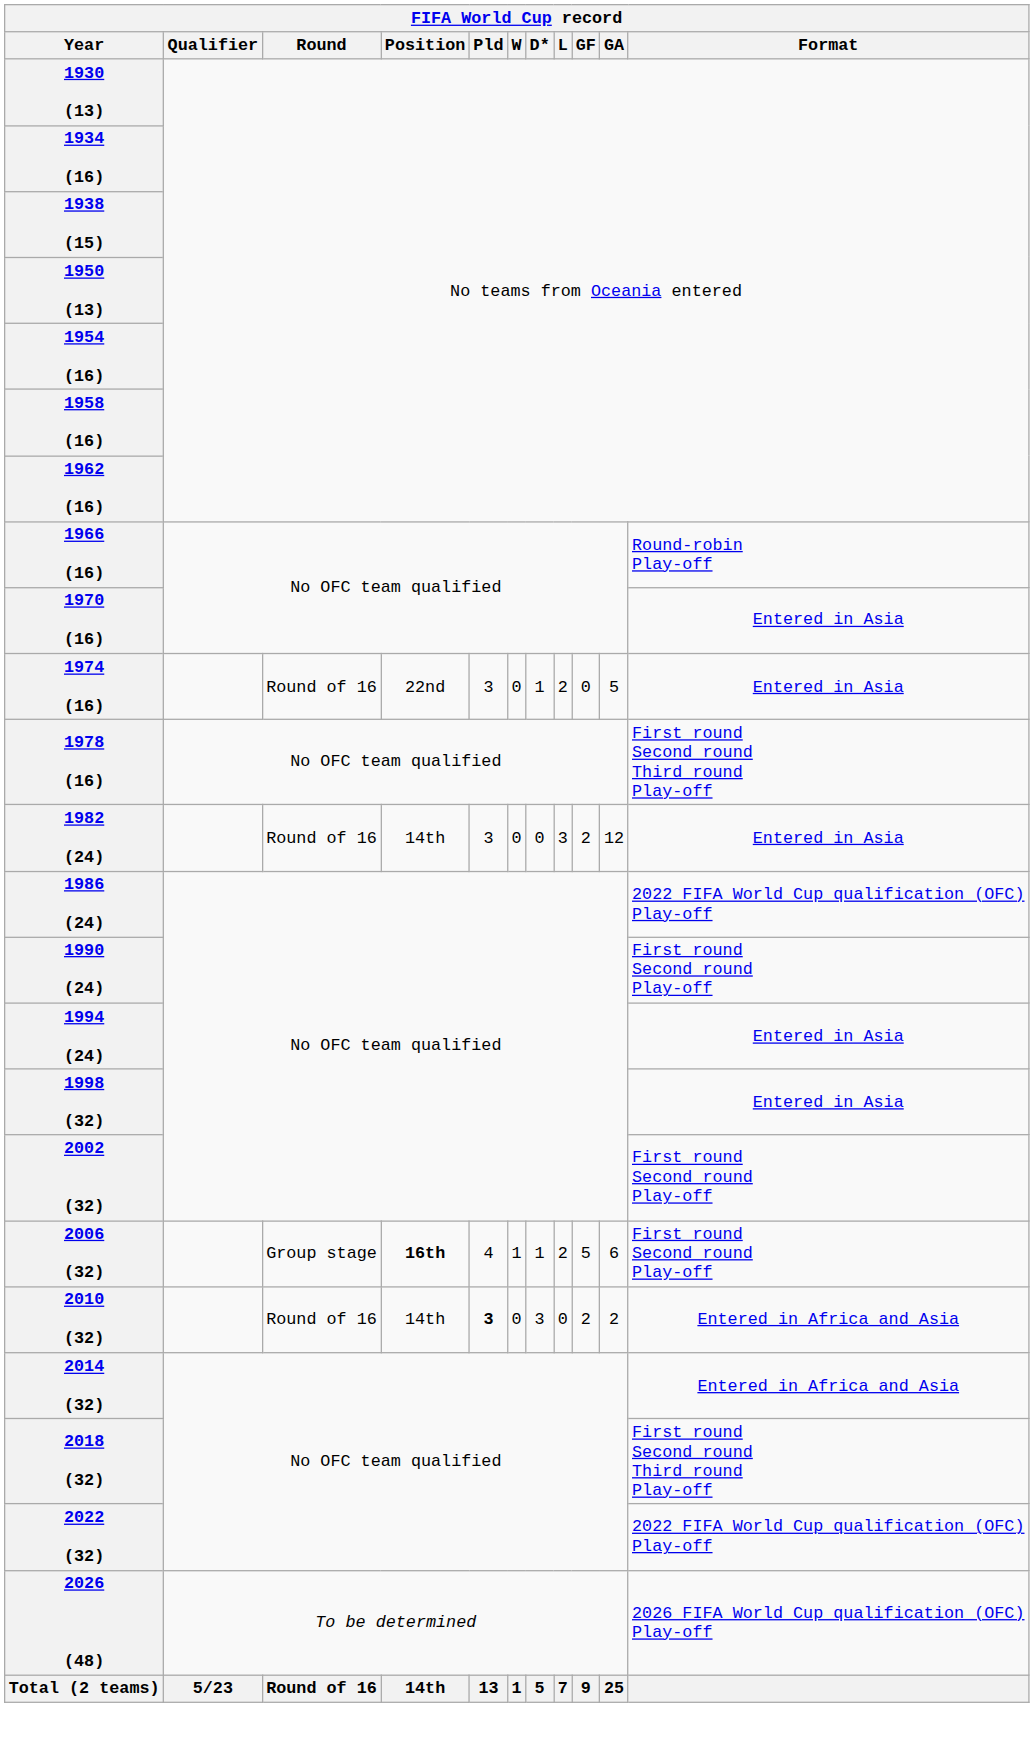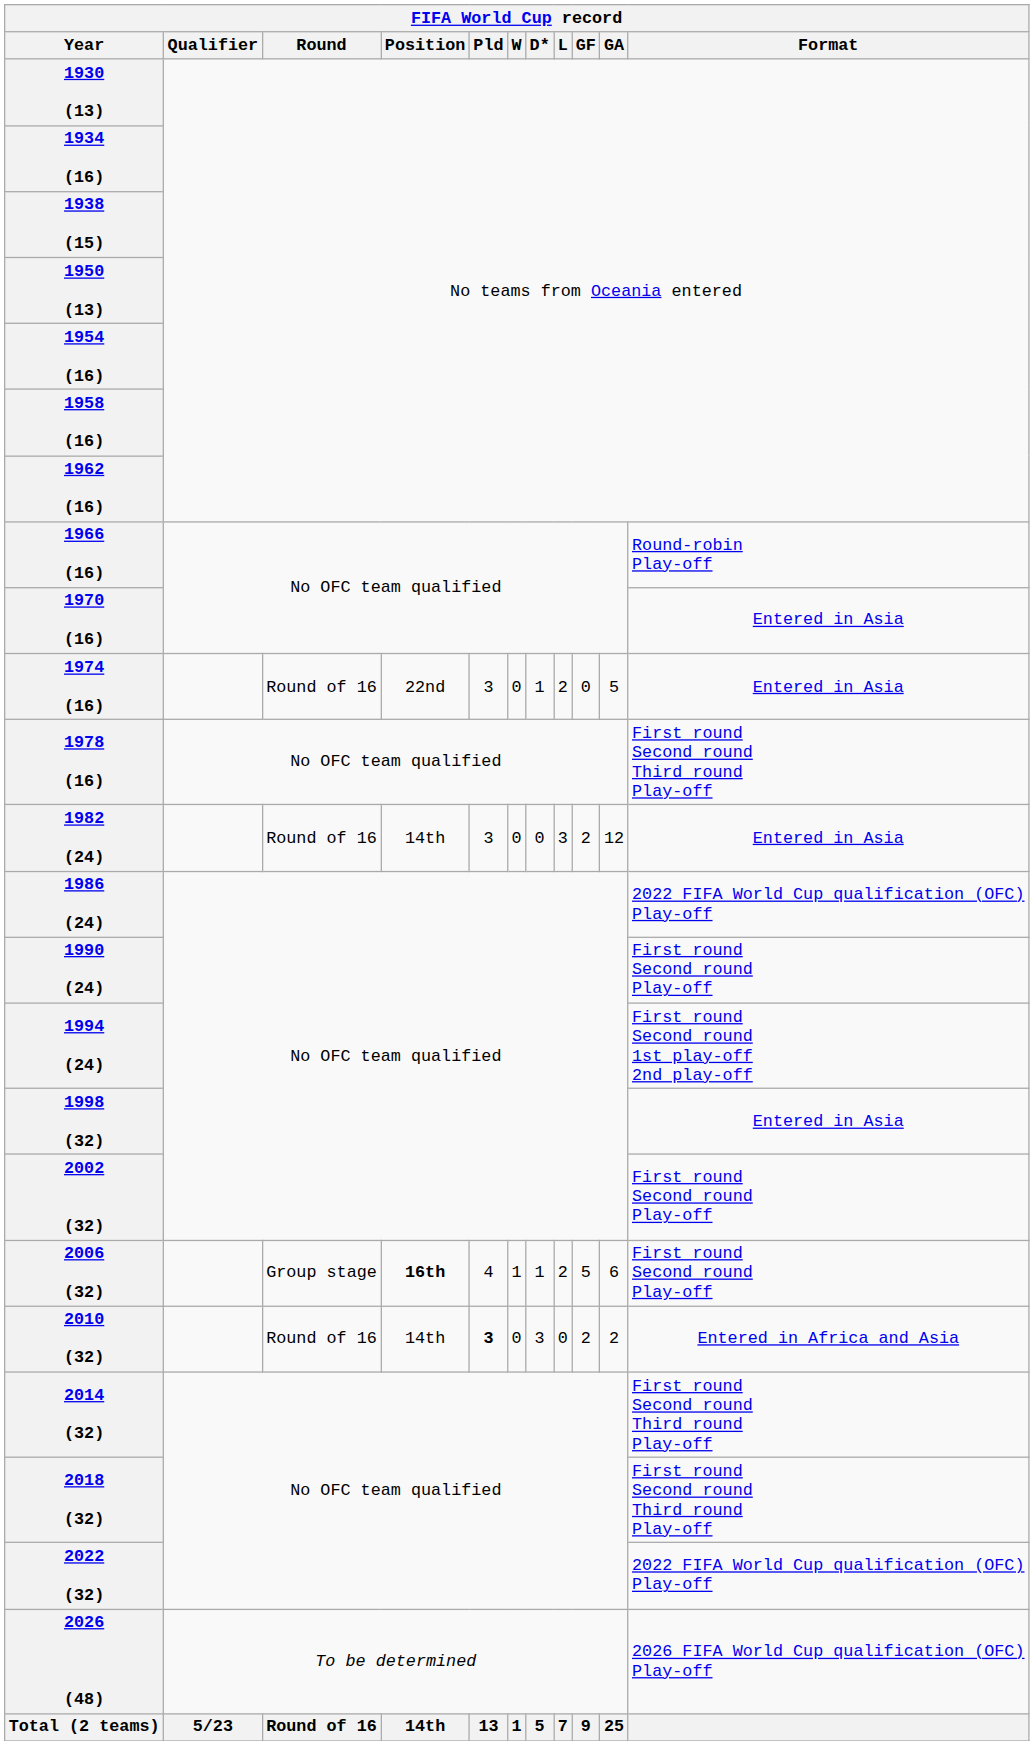(828, 1036) Entered in Asia -> (692, 1046) First round Second round 1st play-off 2nd play-off
(828, 1386) Entered in Africa and Asia -> (692, 1415) First round Second round Third round Play-off
